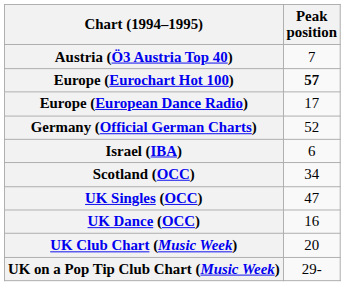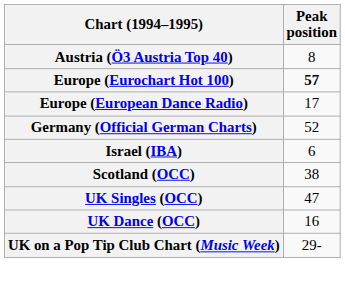(312, 56) 7 -> (312, 56) 8
(312, 174) 34 -> (312, 174) 38
- row: (144, 245)
